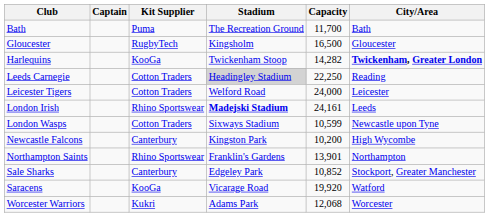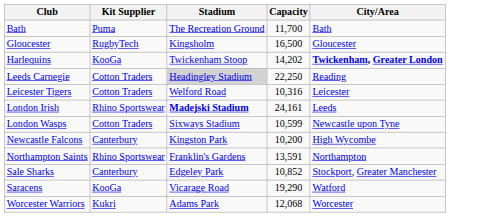- column: (110, 12)
(328, 60) 14,282 -> (288, 60) 14,202
(328, 92) 24,000 -> (288, 92) 10,316
(328, 156) 13,901 -> (288, 156) 13,591
(328, 188) 19,920 -> (288, 188) 19,290
